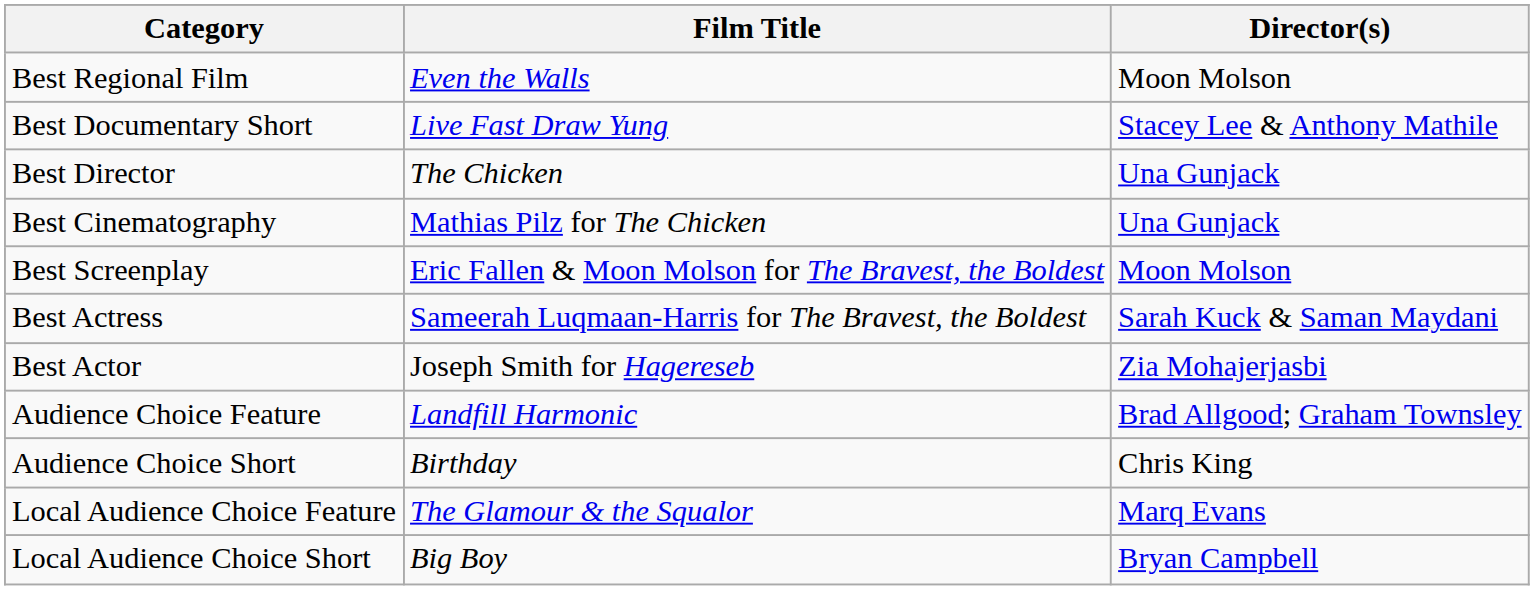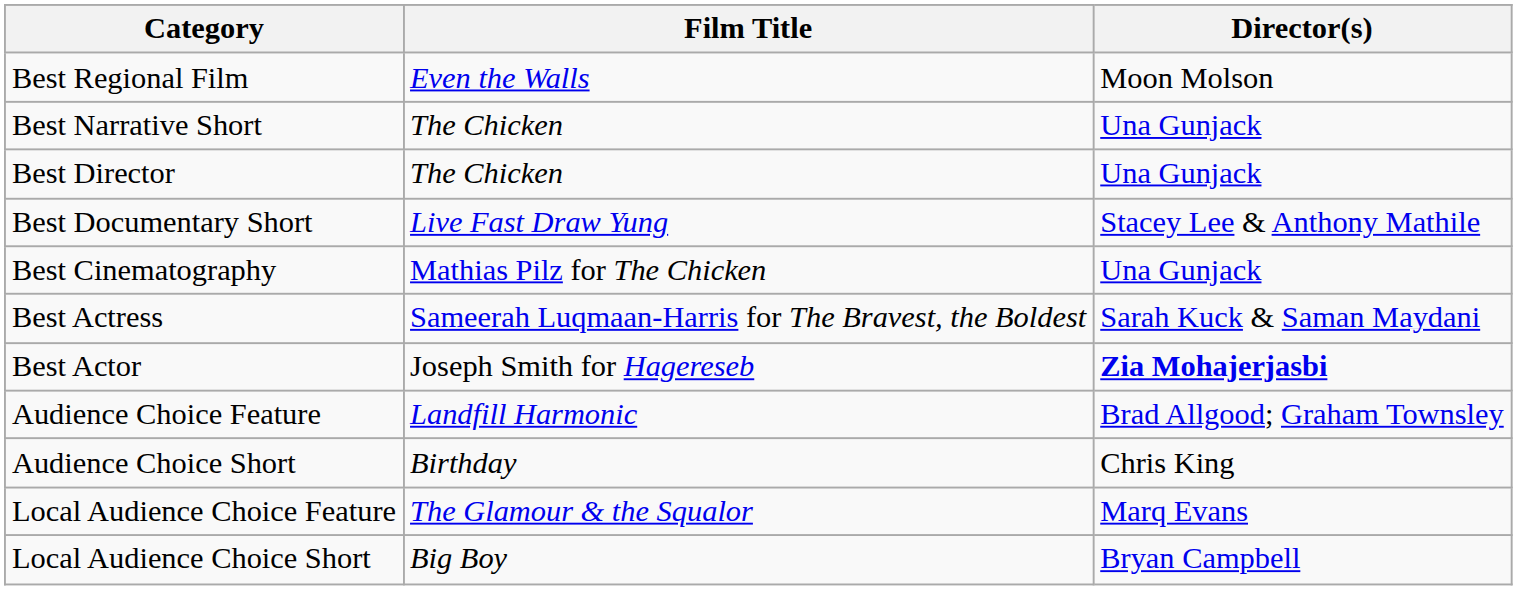+ row: (137, 125)
rows swapped: (162, 125) <-> (93, 173)
- row: (110, 269)
(1222, 366) normal -> (1214, 366) bold
